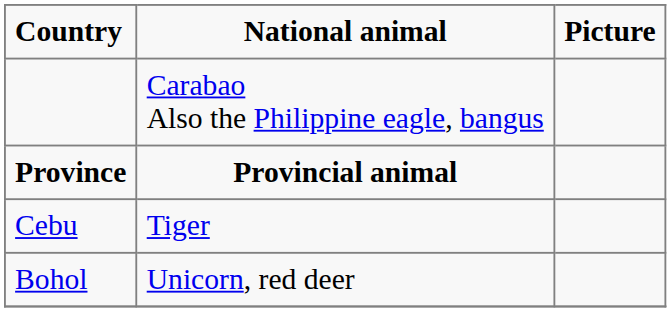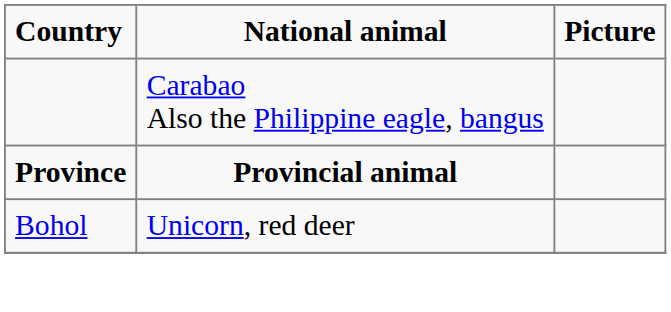- row: (46, 225)
